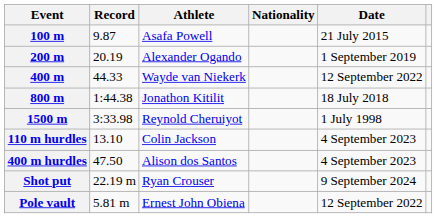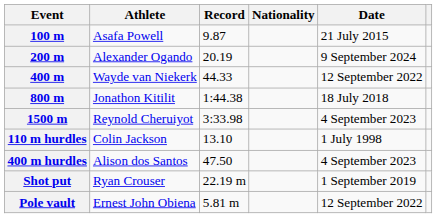columns swapped: (114, 14) <-> (194, 14)
(368, 56) 1 September 2019 -> (368, 56) 9 September 2024
(351, 118) 1 July 1998 -> (368, 118) 4 September 2023
(368, 139) 4 September 2023 -> (351, 139) 1 July 1998
(368, 181) 9 September 2024 -> (368, 181) 1 September 2019
